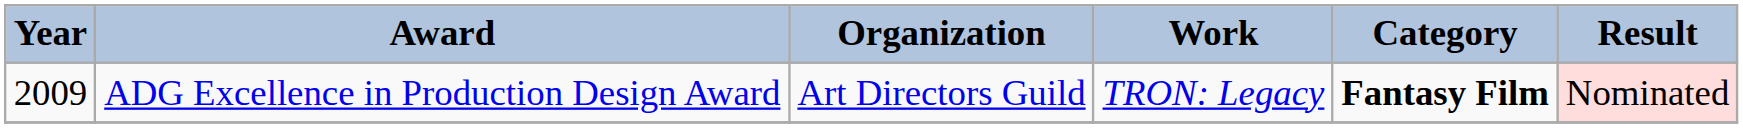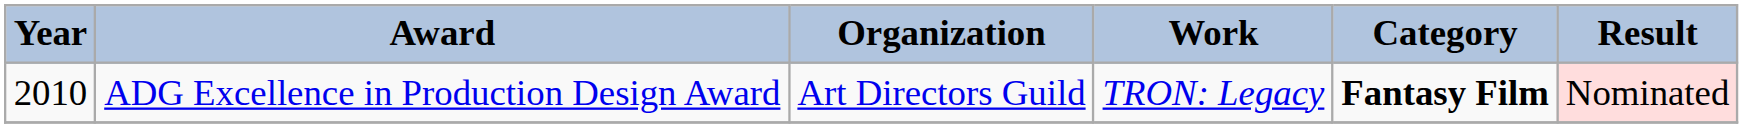(50, 92) 2009 -> (50, 92) 2010
